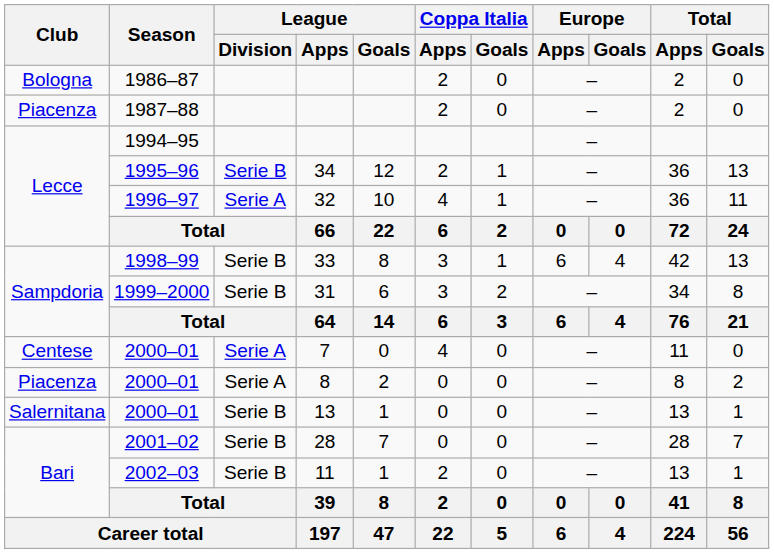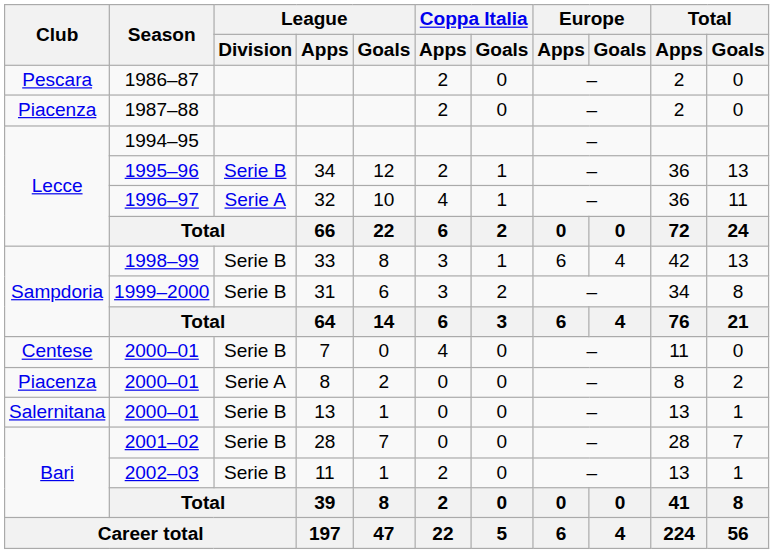(57, 79) Bologna -> (57, 79) Pescara
(255, 351) Serie A -> (255, 351) Serie B
